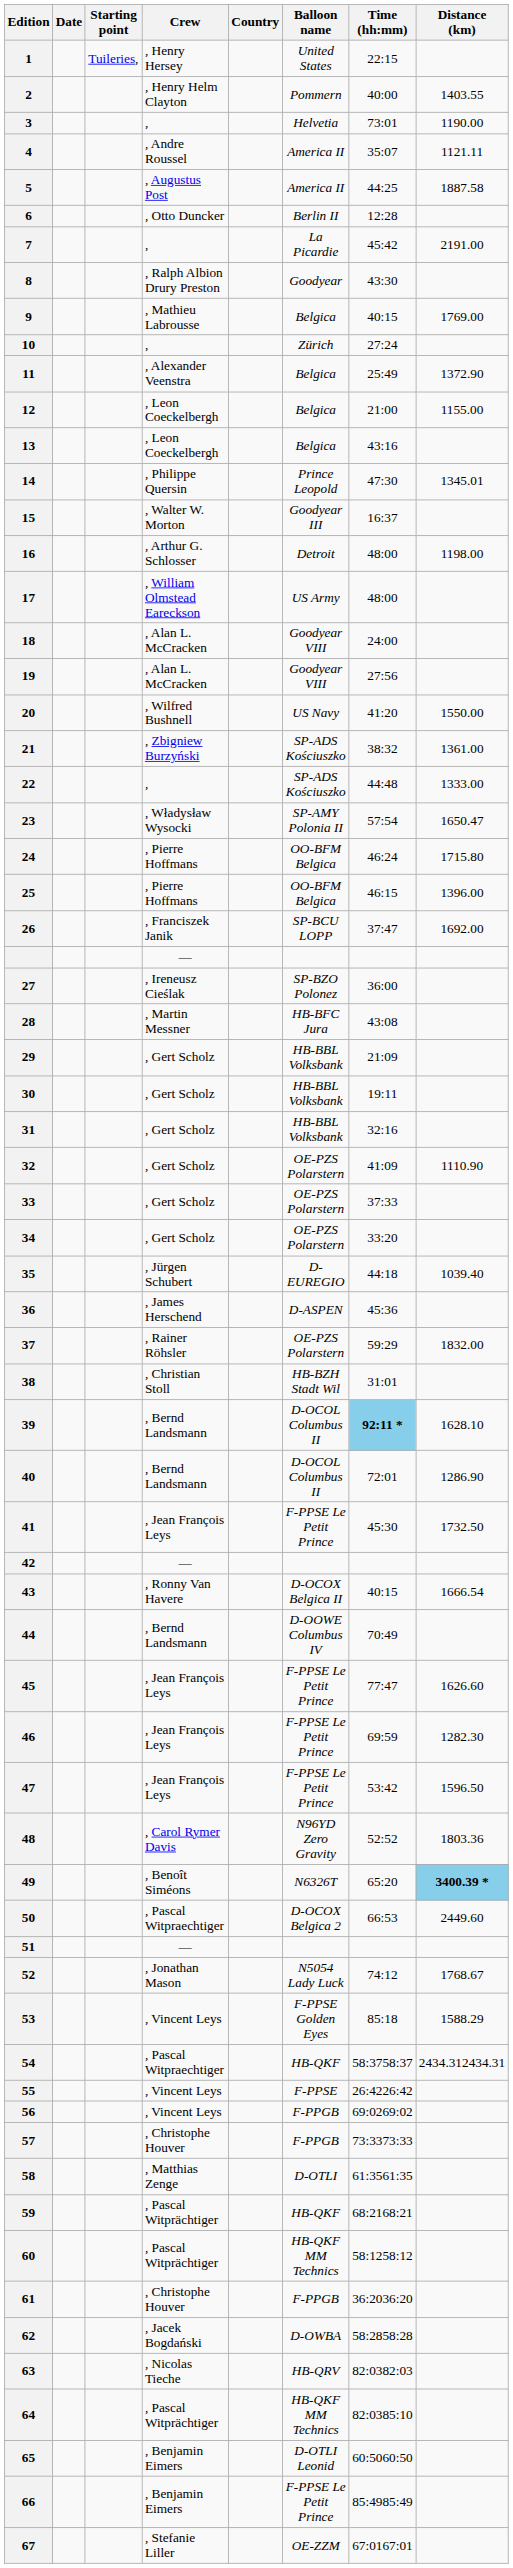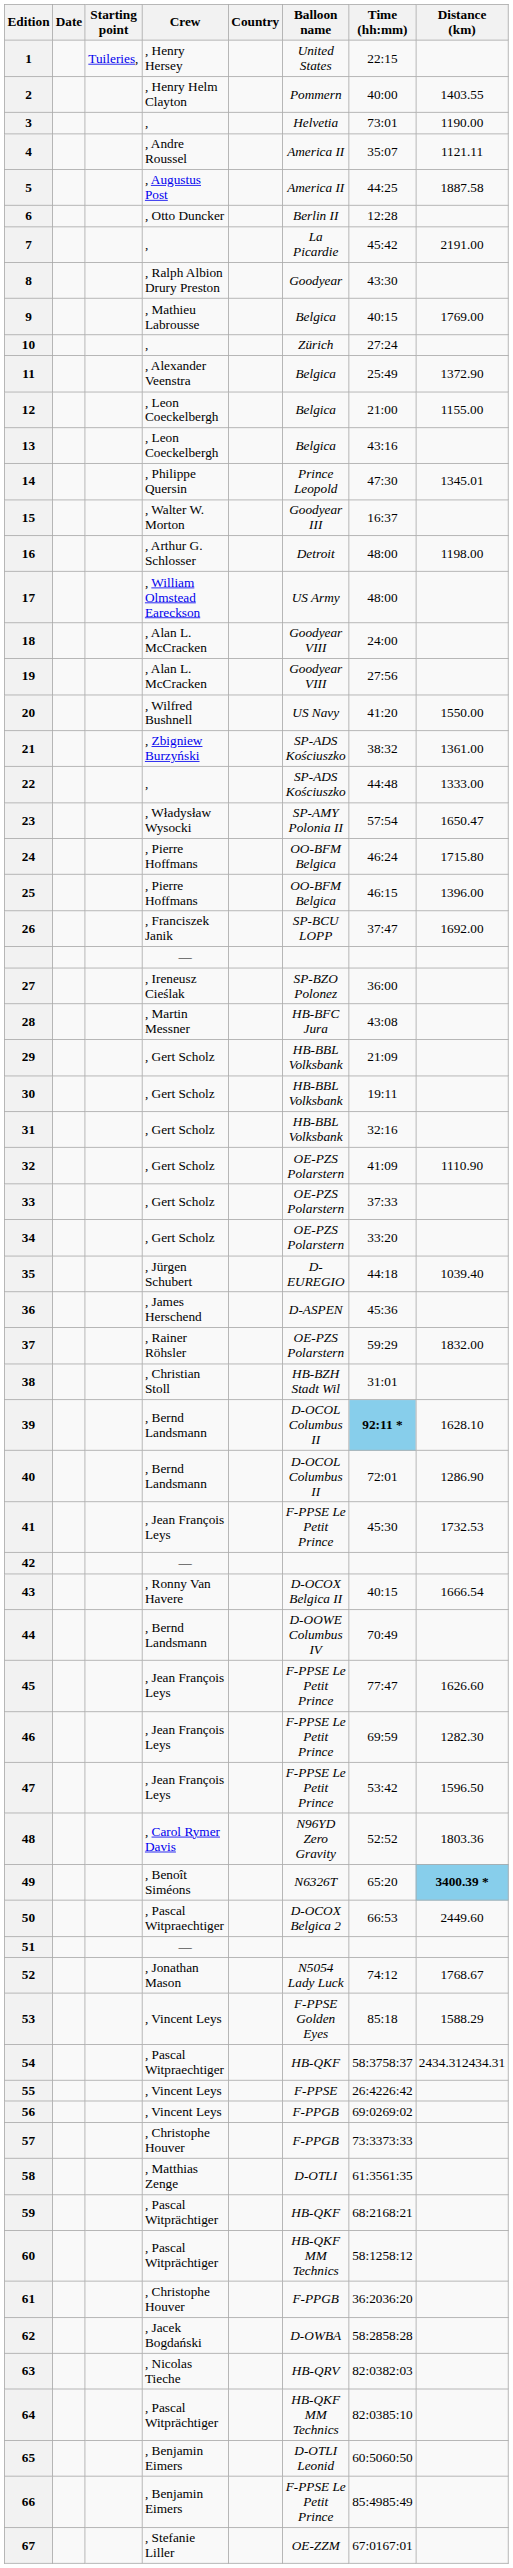(462, 1527) 1732.50 -> (462, 1527) 1732.53
